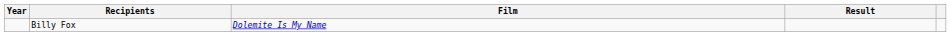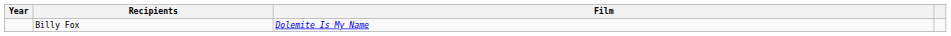- column: (860, 11)
